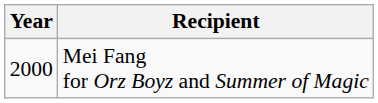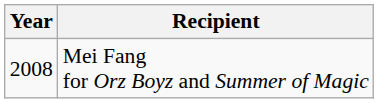(31, 68) 2000 -> (31, 68) 2008
